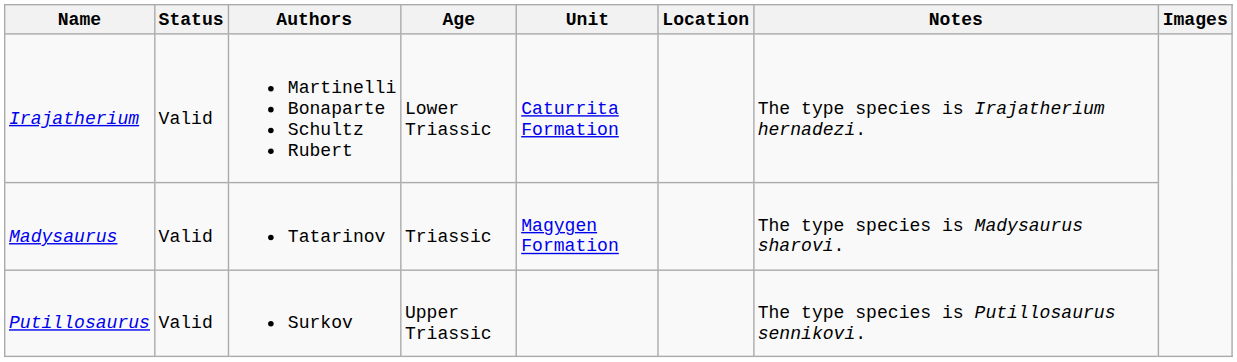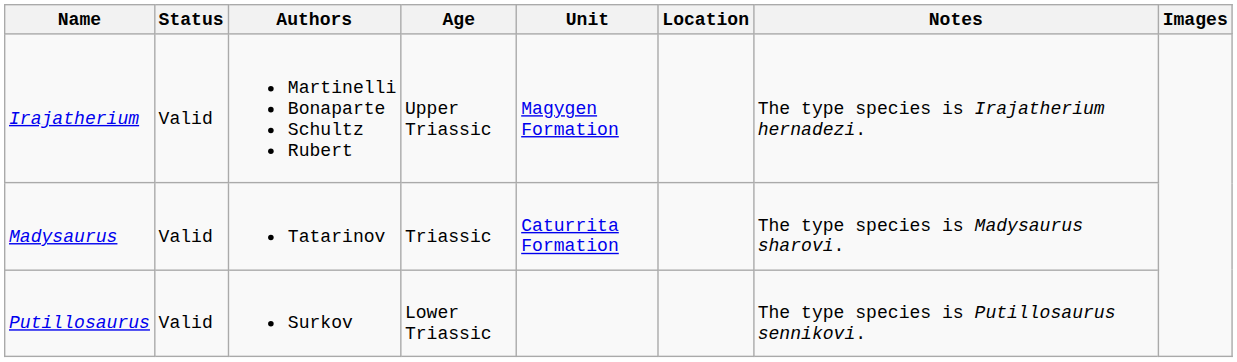(448, 119) Lower Triassic -> (448, 119) Upper Triassic
(570, 119) Caturrita Formation -> (570, 119) Magygen Formation
(570, 237) Magygen Formation -> (570, 237) Caturrita Formation
(448, 323) Upper Triassic -> (448, 323) Lower Triassic
